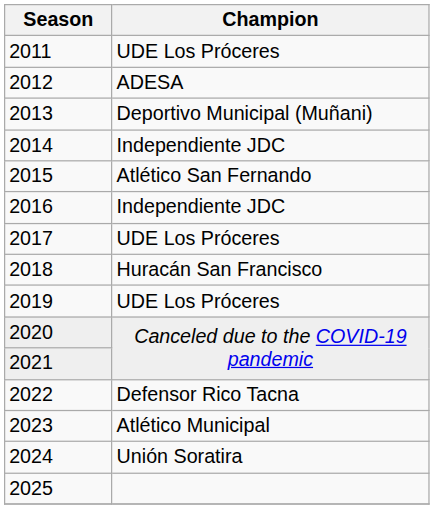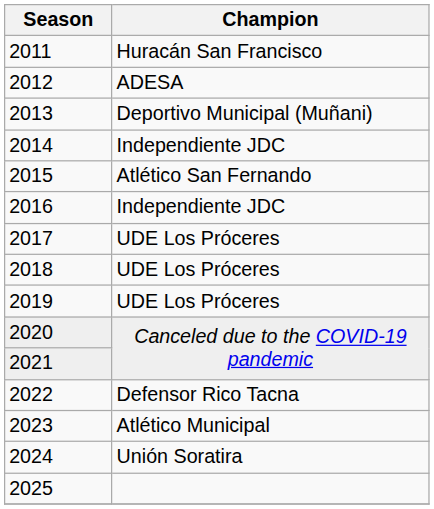(198, 51) UDE Los Próceres -> (219, 51) Huracán San Francisco
(219, 269) Huracán San Francisco -> (198, 269) UDE Los Próceres
